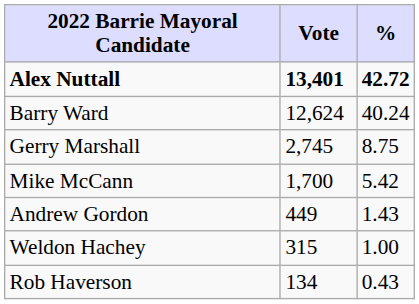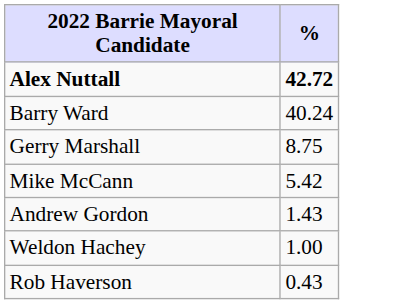- column: (319, 33)
